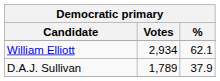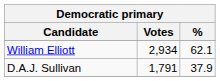(163, 68) 1,789 -> (163, 68) 1,791
